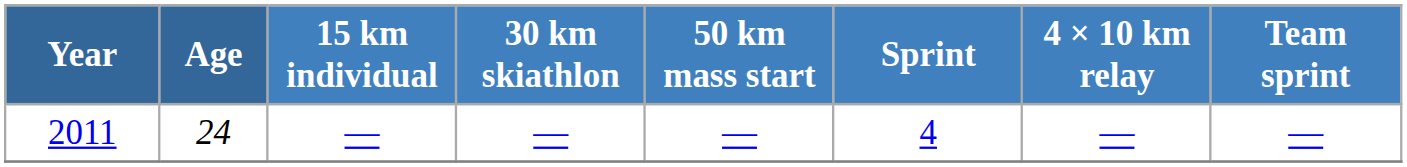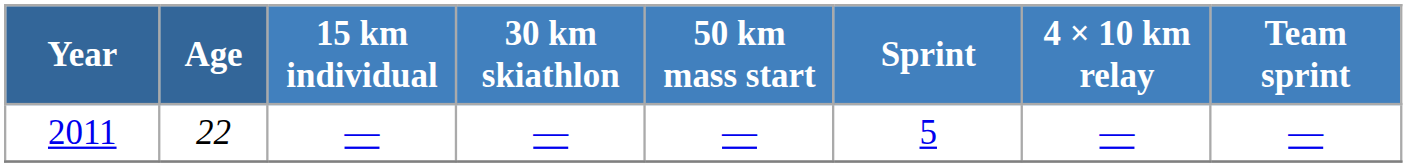(214, 132) 24 -> (214, 132) 22
(928, 132) 4 -> (928, 132) 5
